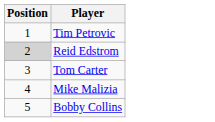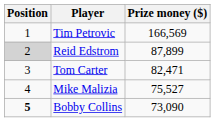+ column: (167, 13)
(27, 107) normal -> (27, 107) bold
